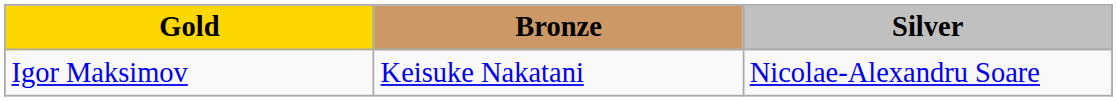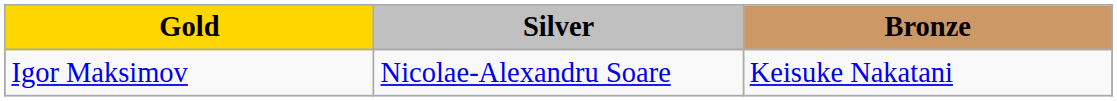columns swapped: (928, 27) <-> (559, 27)
